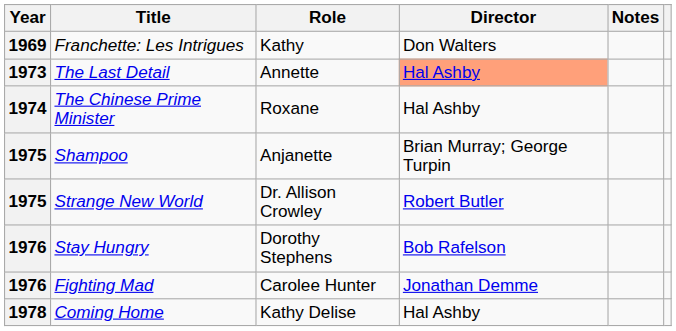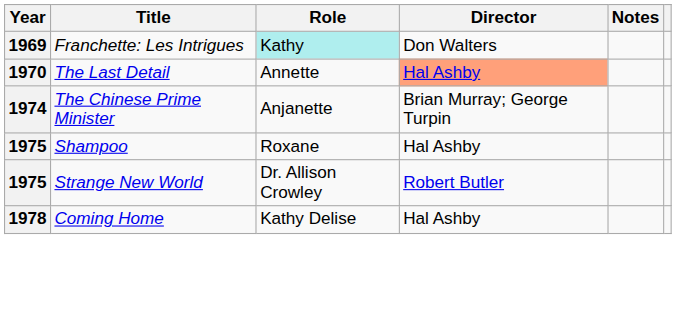(282, 45) no background -> (282, 45) paleturquoise background
(28, 72) 1973 -> (28, 72) 1970
(289, 109) Roxane -> (296, 109) Anjanette
(441, 109) Hal Ashby -> (485, 109) Brian Murray; George Turpin
(296, 155) Anjanette -> (290, 145) Roxane
(485, 155) Brian Murray; George Turpin -> (442, 145) Hal Ashby
- row: (102, 248)
- row: (104, 285)
